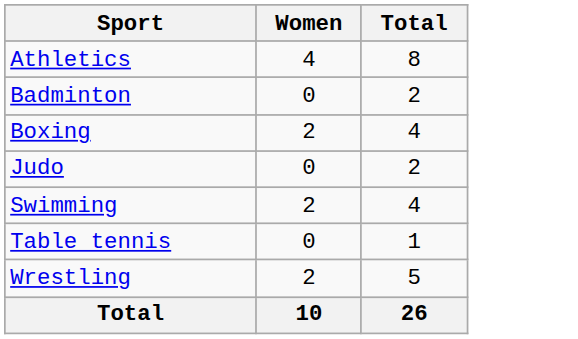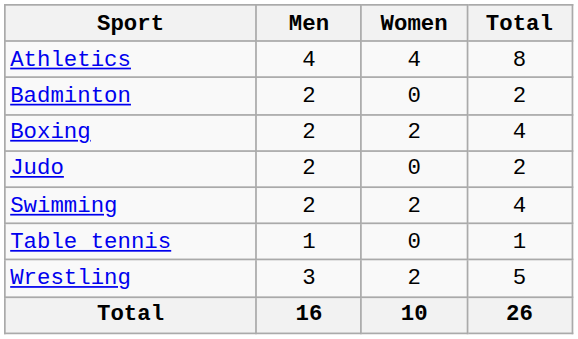+ column: (309, 23)
